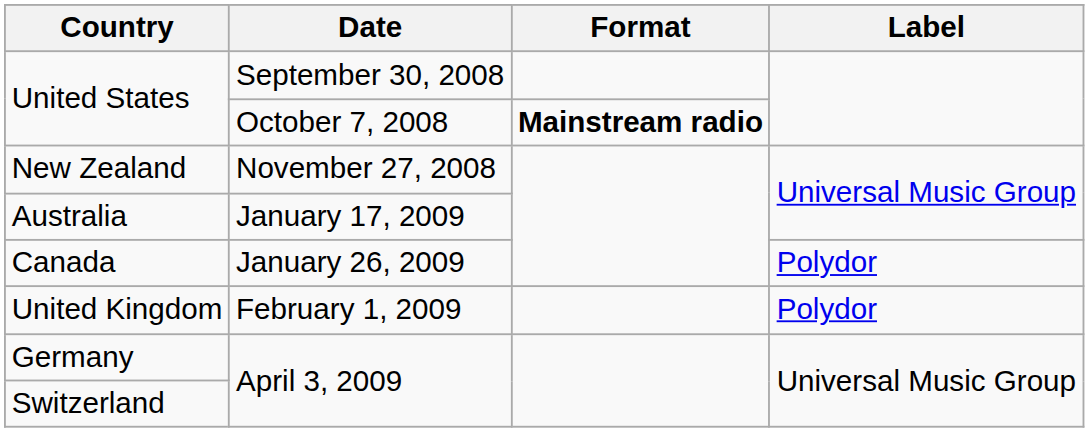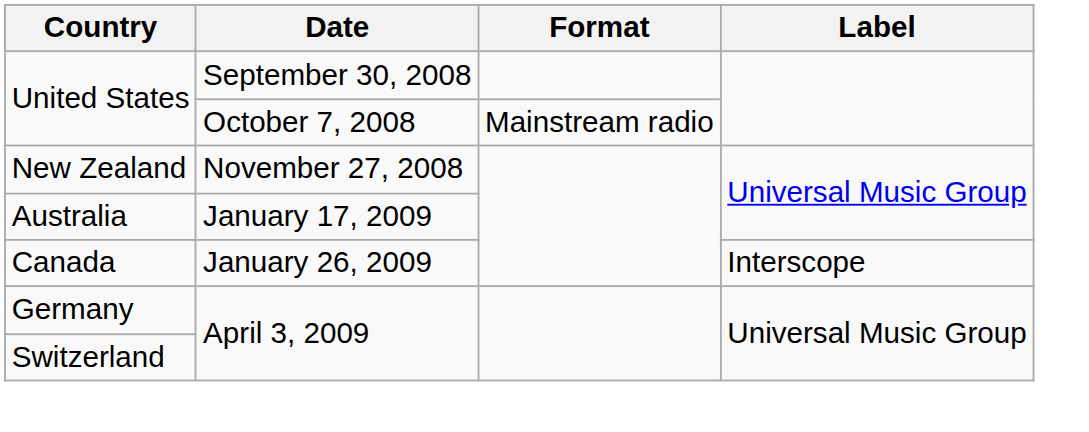(640, 121) bold -> (599, 121) normal
(827, 262) Polydor -> (796, 262) Interscope
- row: (117, 309)
